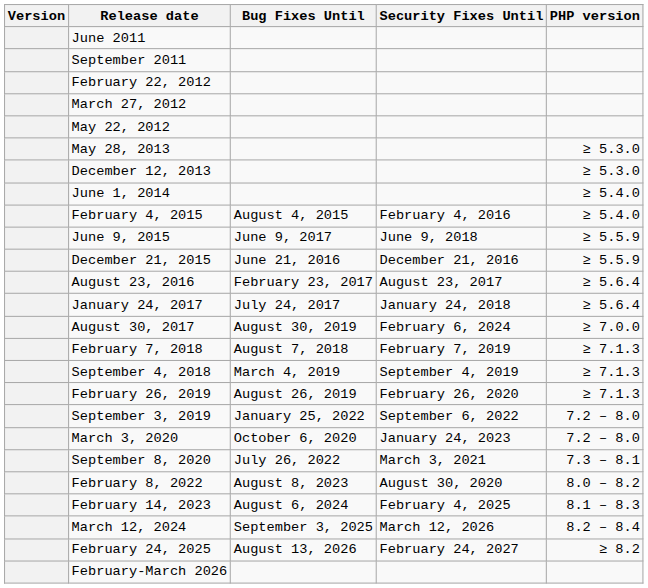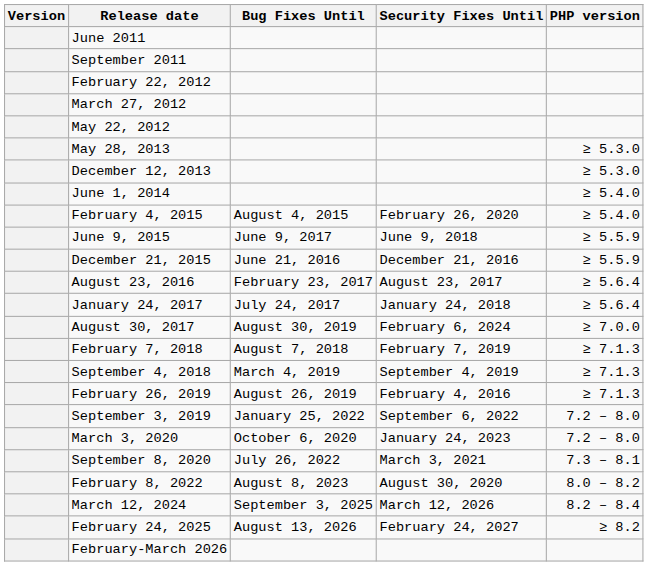(445, 216) February 4, 2016 -> (449, 216) February 26, 2020
(449, 394) February 26, 2020 -> (445, 394) February 4, 2016
- row: (141, 505)
